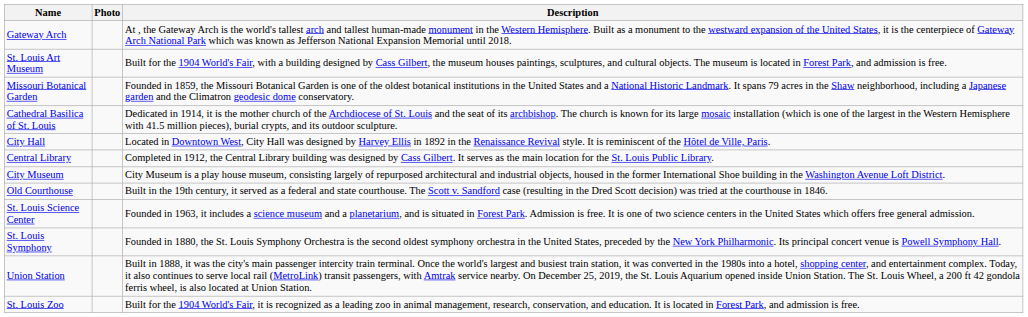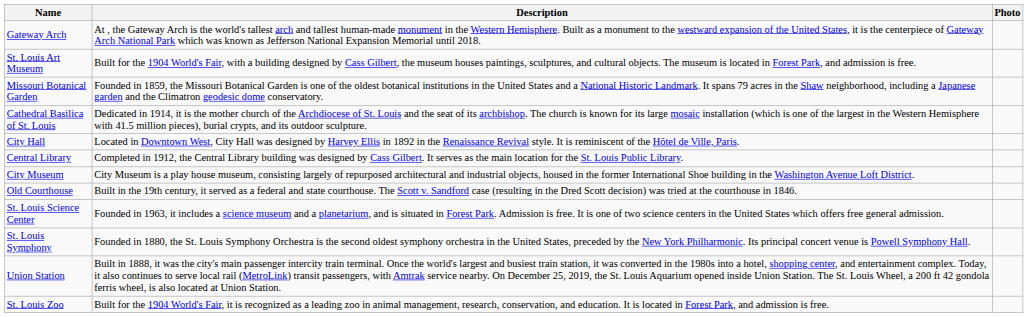columns swapped: (573, 12) <-> (107, 12)
